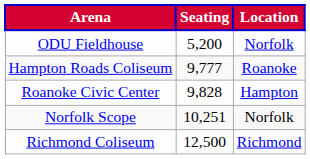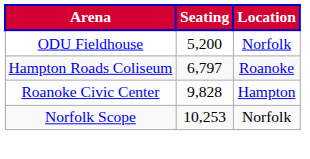(205, 67) 9,777 -> (205, 67) 6,797
(205, 117) 10,251 -> (205, 117) 10,253
- row: (90, 141)
